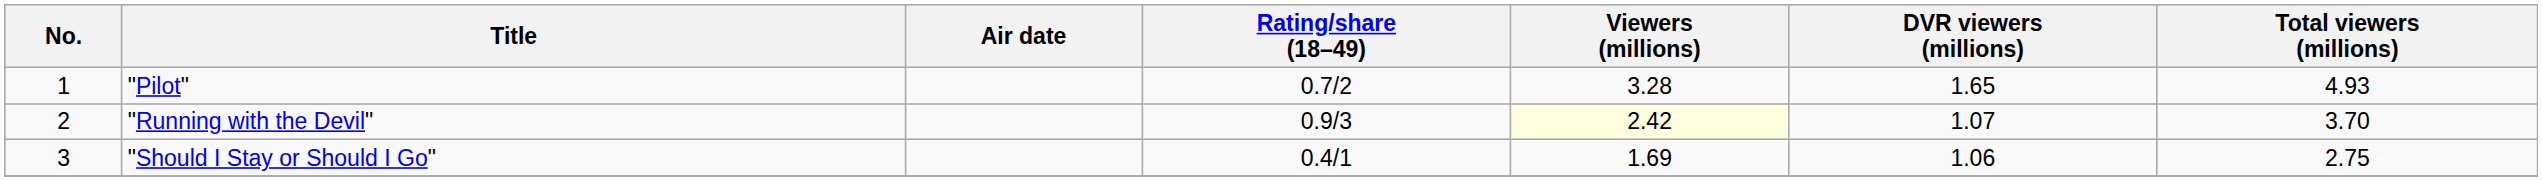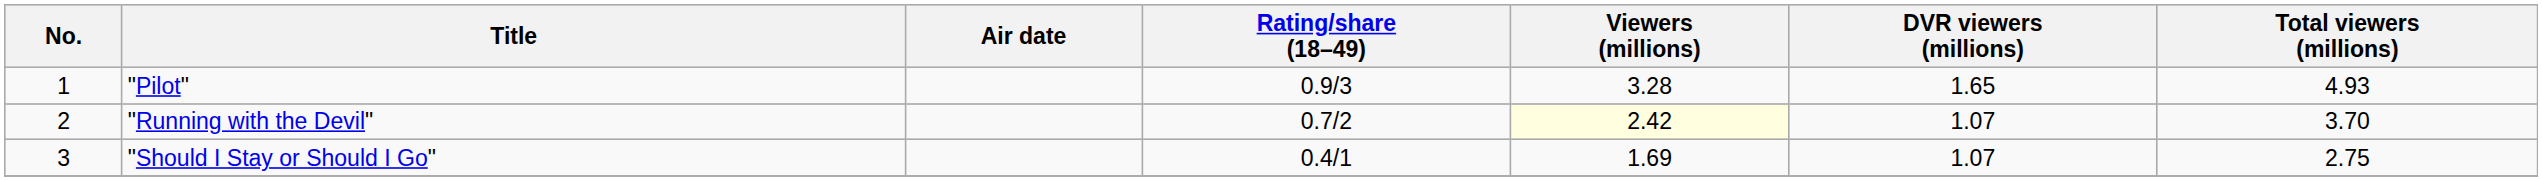(1326, 85) 0.7/2 -> (1326, 85) 0.9/3
(1326, 122) 0.9/3 -> (1326, 122) 0.7/2
(1973, 158) 1.06 -> (1973, 158) 1.07
